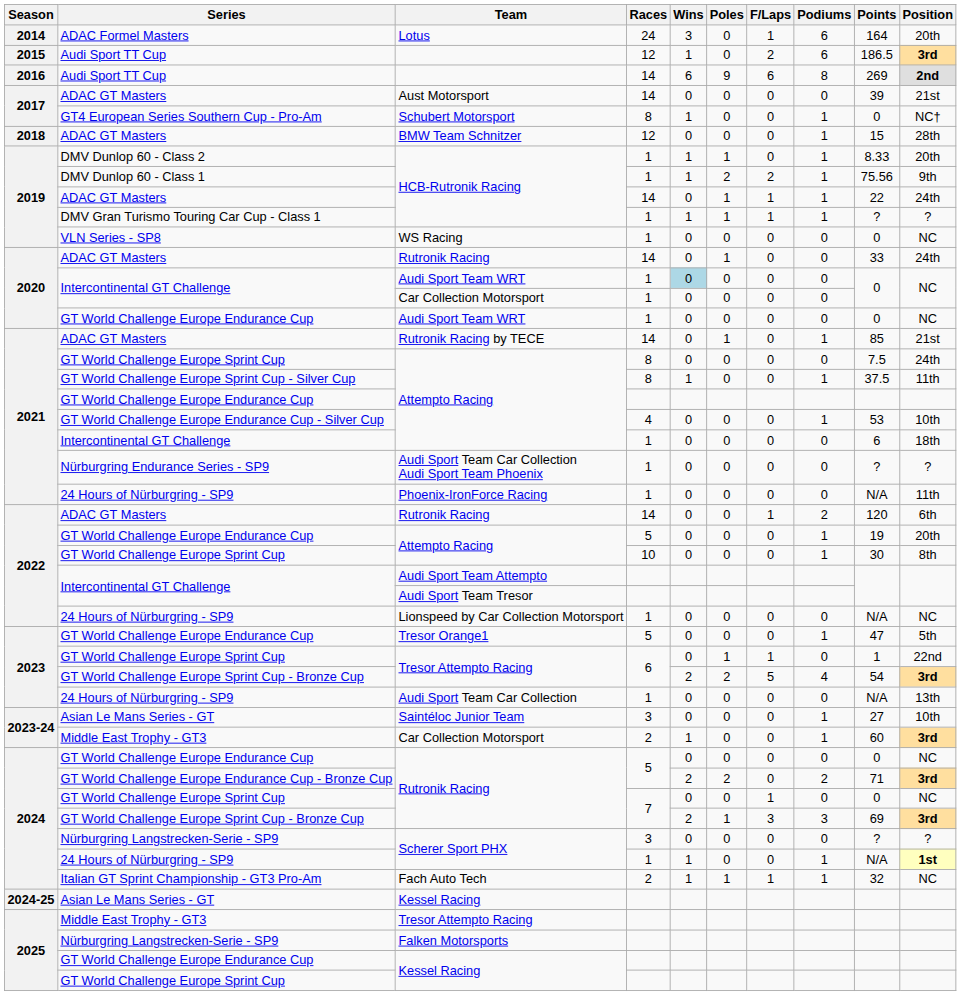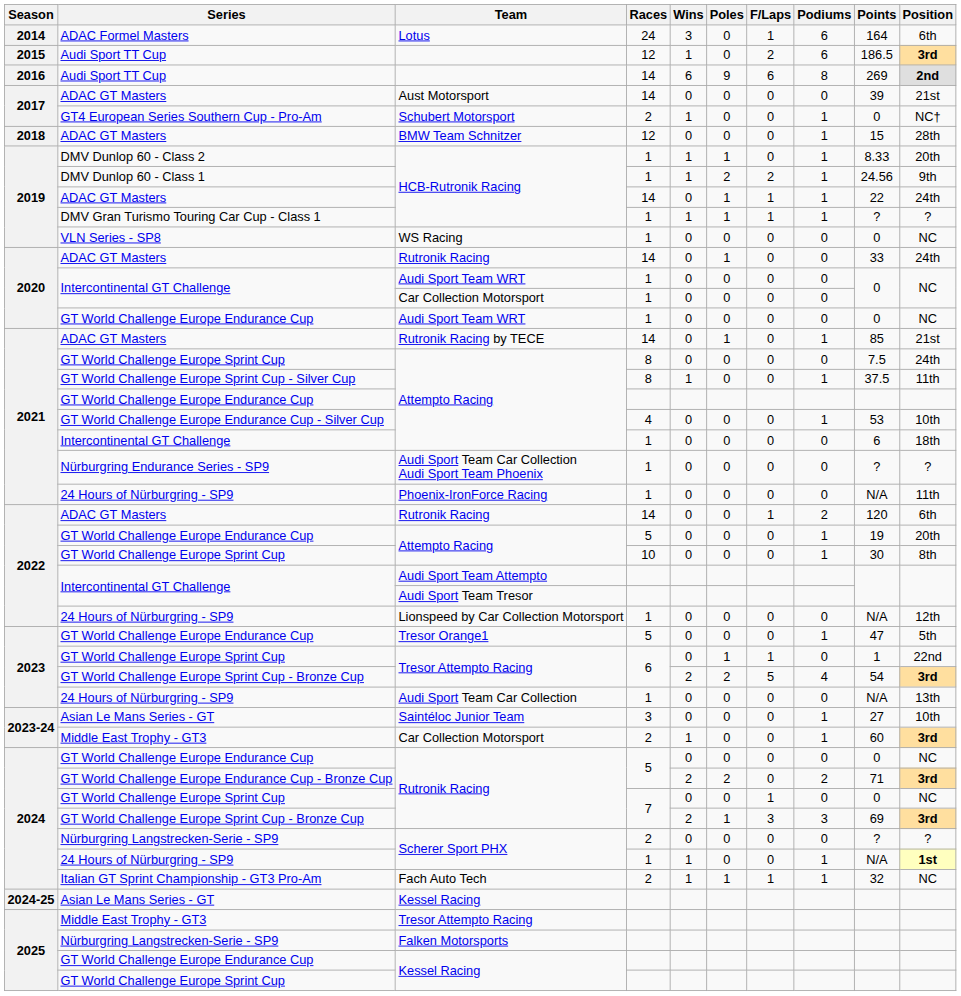(928, 35) 20th -> (928, 35) 6th
(648, 116) 8 -> (648, 116) 2
(877, 177) 75.56 -> (877, 177) 24.56
(688, 278) lightblue background -> (688, 278) no background
(928, 616) NC -> (928, 616) 12th
(648, 839) 3 -> (648, 839) 2
